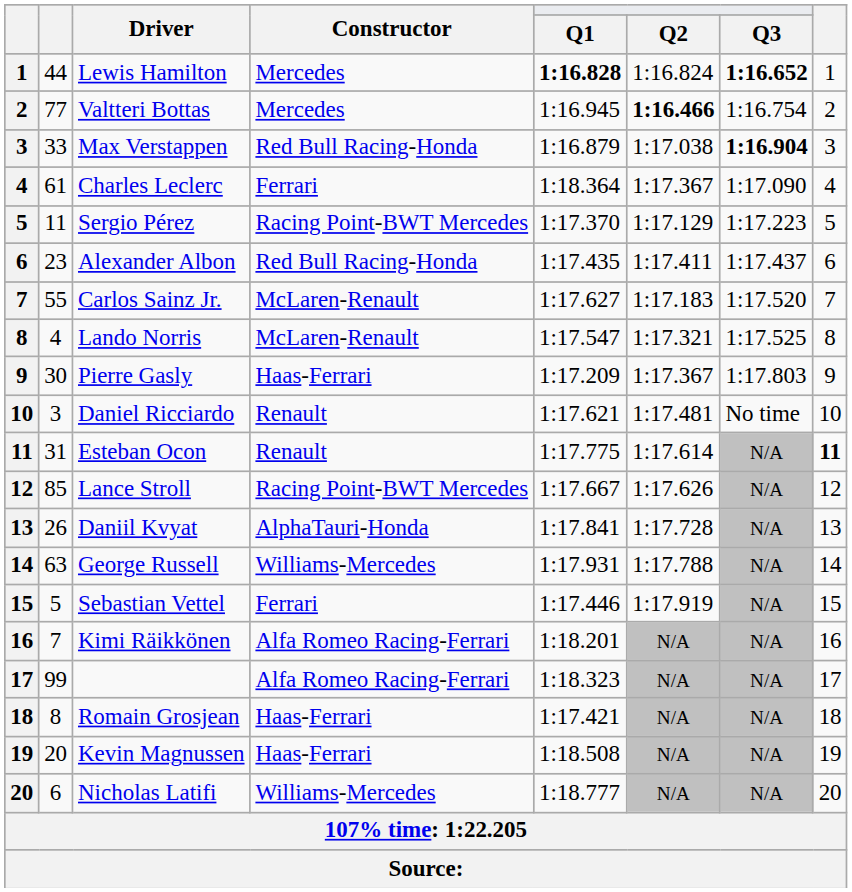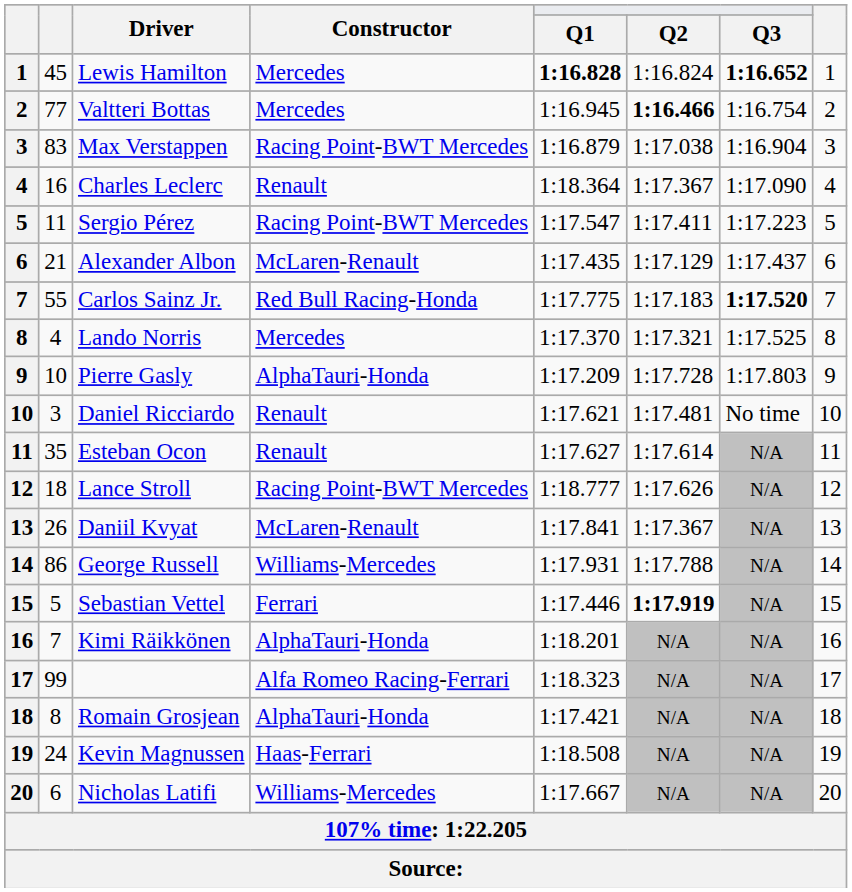(56, 71) 44 -> (56, 71) 45
(56, 147) 33 -> (56, 147) 83
(366, 147) Red Bull Racing-Honda -> (392, 147) Racing Point-BWT Mercedes
(767, 147) bold -> (766, 147) normal
(56, 185) 61 -> (56, 185) 16
(287, 185) Ferrari -> (291, 185) Renault
(580, 223) 1:17.370 -> (580, 223) 1:17.547
(673, 223) 1:17.129 -> (672, 223) 1:17.411
(56, 261) 23 -> (56, 261) 21
(366, 261) Red Bull Racing-Honda -> (337, 261) McLaren-Renault
(672, 261) 1:17.411 -> (673, 261) 1:17.129
(337, 299) McLaren-Renault -> (366, 299) Red Bull Racing-Honda
(580, 299) 1:17.627 -> (580, 299) 1:17.775
(766, 299) normal -> (767, 299) bold
(337, 337) McLaren-Renault -> (300, 337) Mercedes
(580, 337) 1:17.547 -> (580, 337) 1:17.370
(56, 375) 30 -> (56, 375) 10
(313, 375) Haas-Ferrari -> (342, 375) AlphaTauri-Honda
(673, 375) 1:17.367 -> (673, 375) 1:17.728
(56, 451) 31 -> (56, 451) 35
(580, 451) 1:17.775 -> (580, 451) 1:17.627
(830, 451) bold -> (830, 451) normal
(56, 488) 85 -> (56, 488) 18
(580, 488) 1:17.667 -> (580, 488) 1:18.777
(342, 526) AlphaTauri-Honda -> (337, 526) McLaren-Renault
(673, 526) 1:17.728 -> (673, 526) 1:17.367
(56, 564) 63 -> (56, 564) 86
(673, 602) normal -> (673, 602) bold
(382, 640) Alfa Romeo Racing-Ferrari -> (342, 640) AlphaTauri-Honda
(313, 716) Haas-Ferrari -> (342, 716) AlphaTauri-Honda
(56, 754) 20 -> (56, 754) 24
(580, 792) 1:18.777 -> (580, 792) 1:17.667
